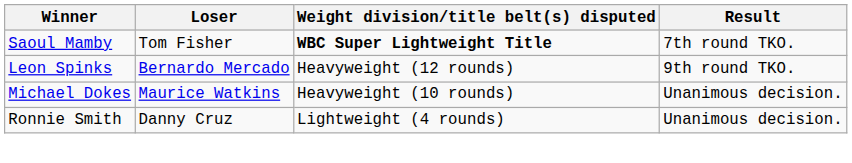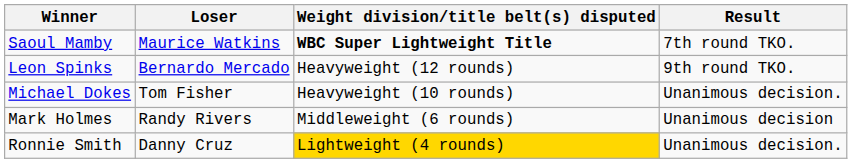(186, 43) Tom Fisher -> (209, 43) Maurice Watkins
(209, 94) Maurice Watkins -> (186, 94) Tom Fisher
+ row: (60, 120)
(401, 120) no background -> (401, 146) gold background
